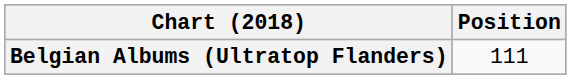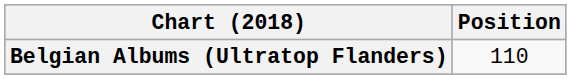(509, 57) 111 -> (509, 57) 110
